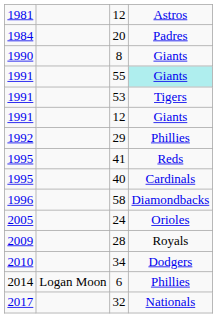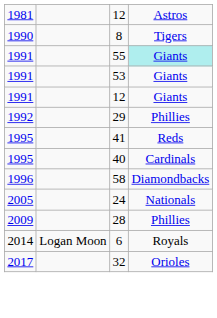- row: (20, 35)
(170, 55) Giants -> (170, 35) Tigers
(170, 96) Tigers -> (170, 76) Giants
(170, 220) Orioles -> (170, 199) Nationals
(170, 240) Royals -> (170, 220) Phillies
- row: (20, 261)
(170, 281) Phillies -> (170, 240) Royals
(170, 302) Nationals -> (170, 261) Orioles
